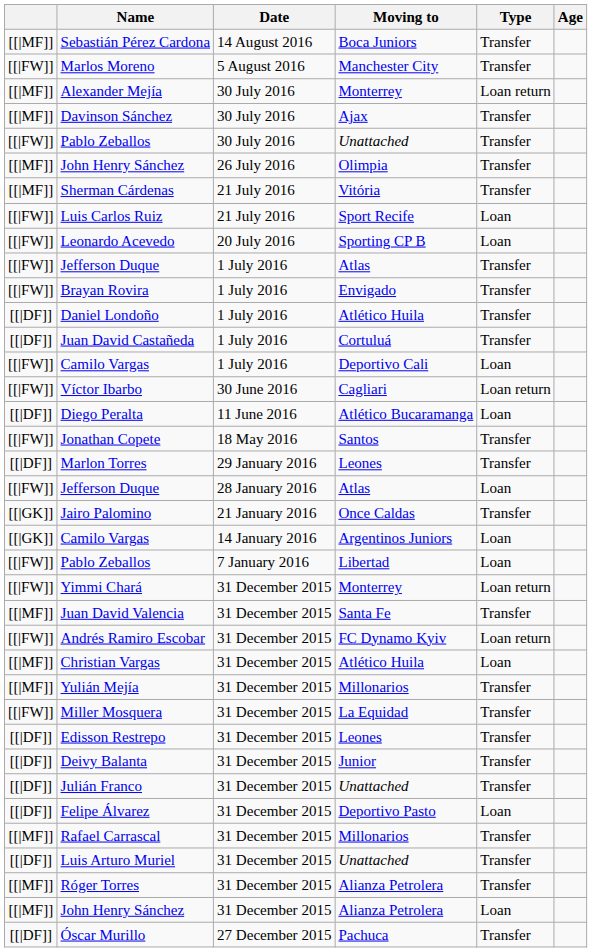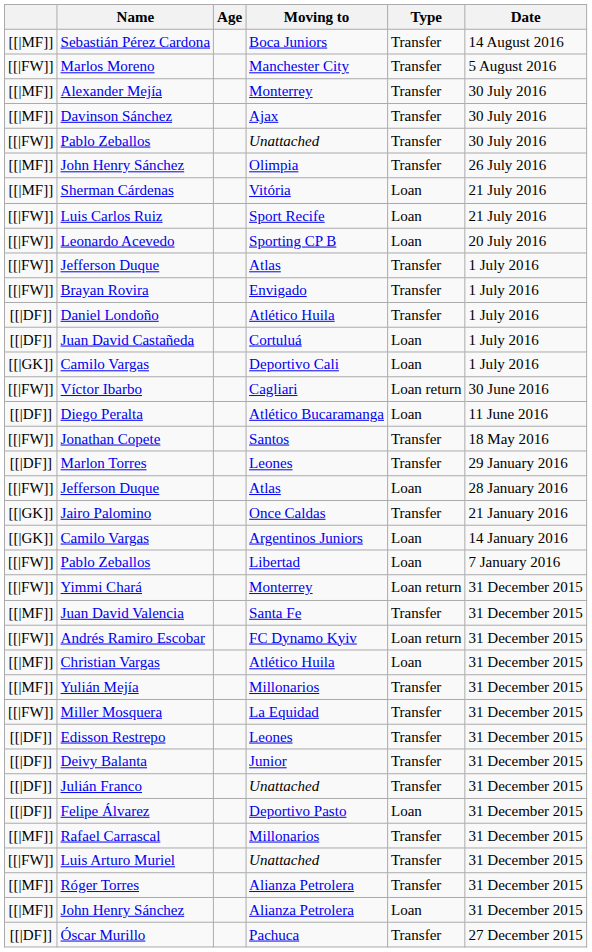columns swapped: (570, 17) <-> (274, 17)
(516, 91) Loan return -> (416, 91) Transfer
(505, 190) Transfer -> (406, 190) Loan
(505, 339) Transfer -> (406, 339) Loan
(31, 364) [[|FW]] -> (31, 364) [[|GK]]
(31, 860) [[|DF]] -> (31, 860) [[|FW]]
